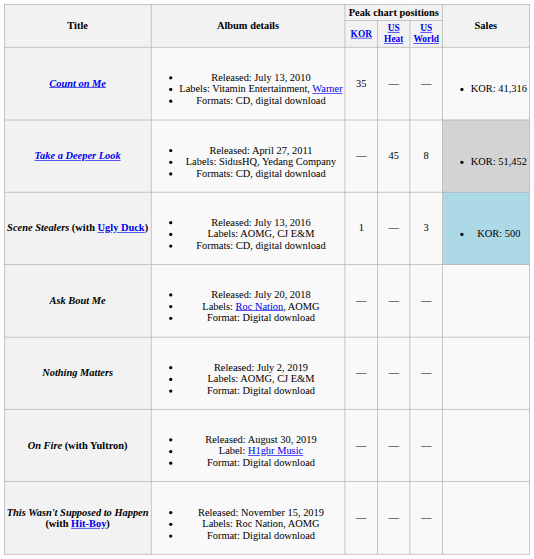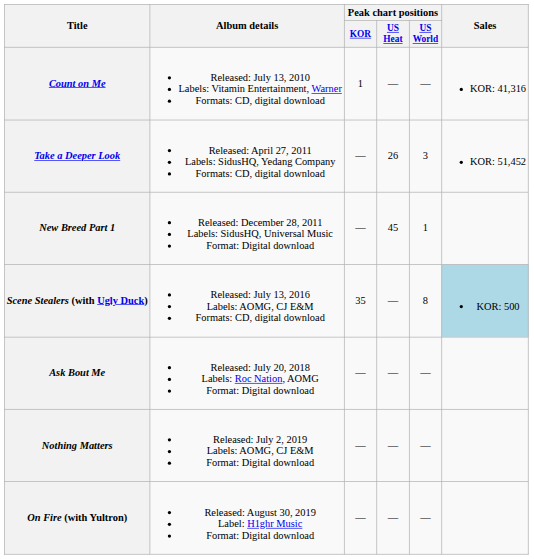(361, 83) 35 -> (360, 83) 1
(394, 156) 45 -> (393, 156) 26
(426, 156) 8 -> (425, 156) 3
(486, 162) lightgrey background -> (485, 162) no background
+ row: (77, 228)
(361, 228) 1 -> (360, 300) 35
(426, 228) 3 -> (425, 300) 8
- row: (78, 518)
